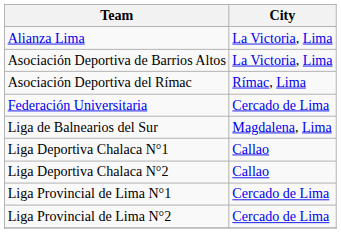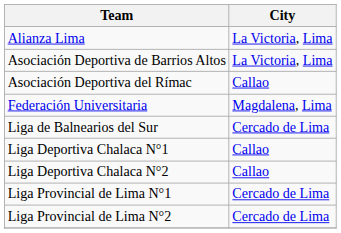(269, 82) Rímac, Lima -> (251, 82) Callao
(281, 104) Cercado de Lima -> (282, 104) Magdalena, Lima
(282, 127) Magdalena, Lima -> (281, 127) Cercado de Lima
